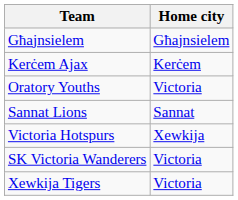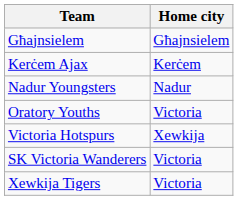+ row: (62, 87)
- row: (47, 111)
